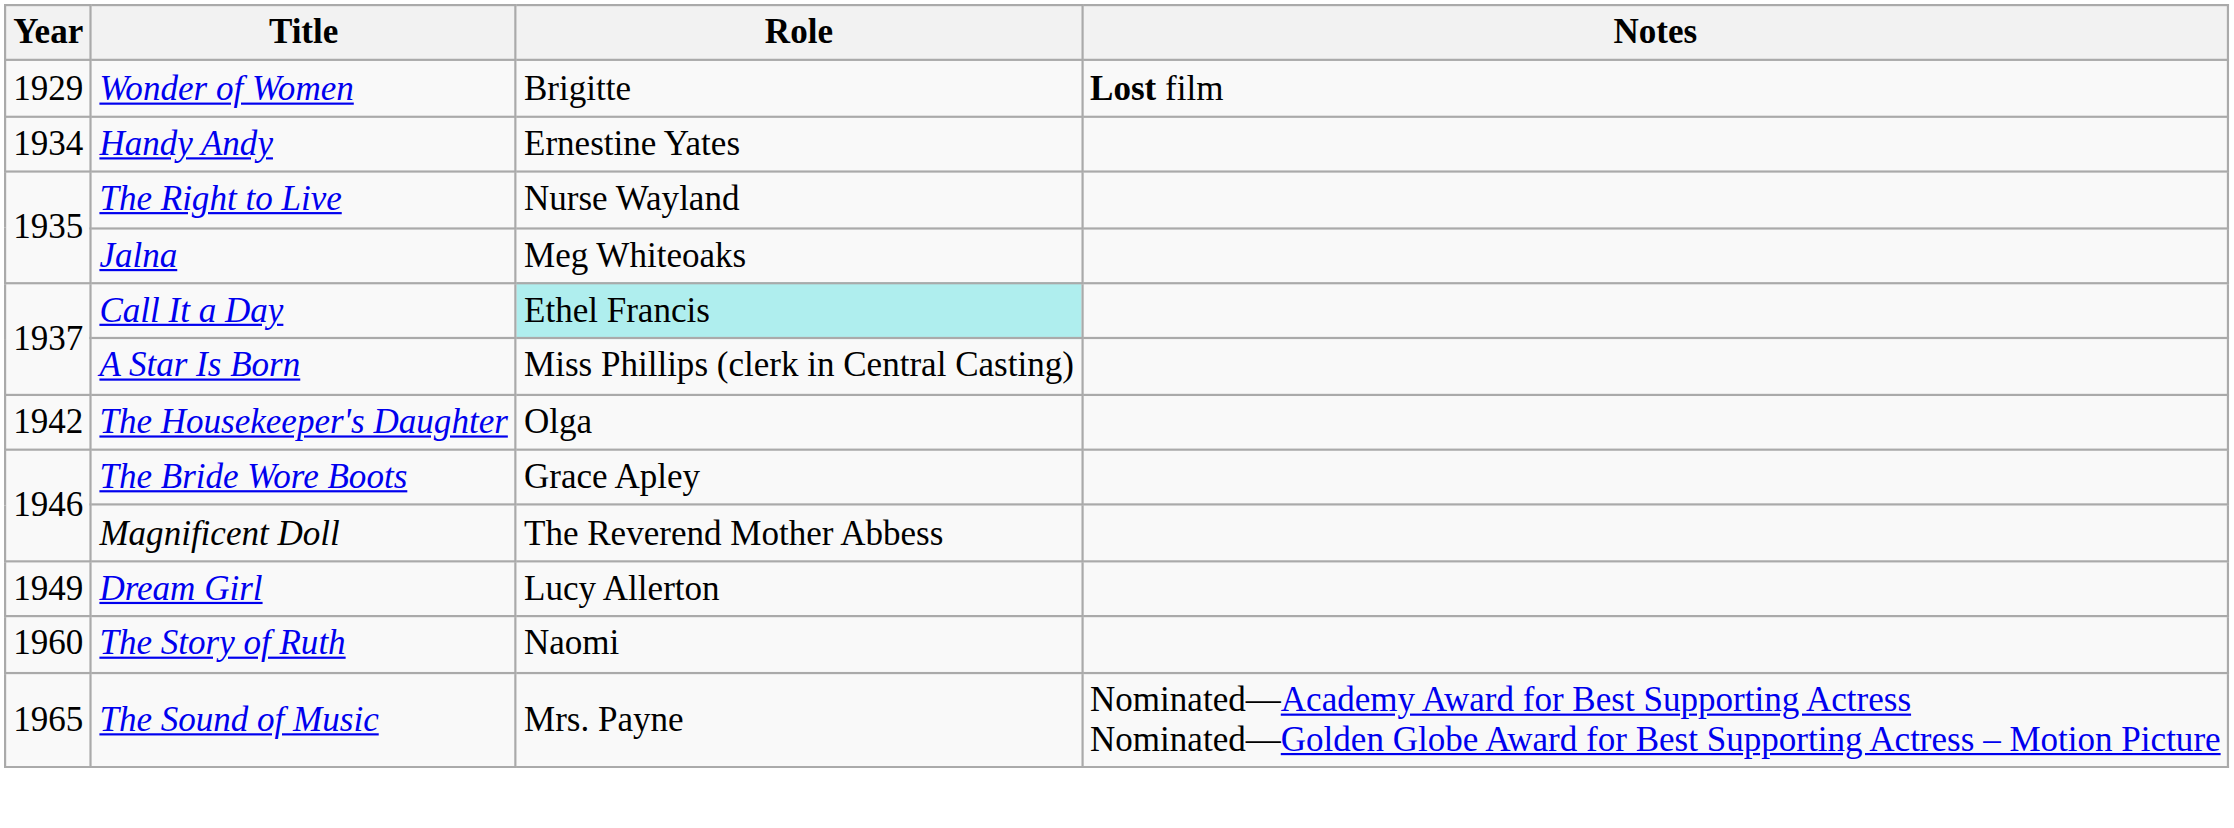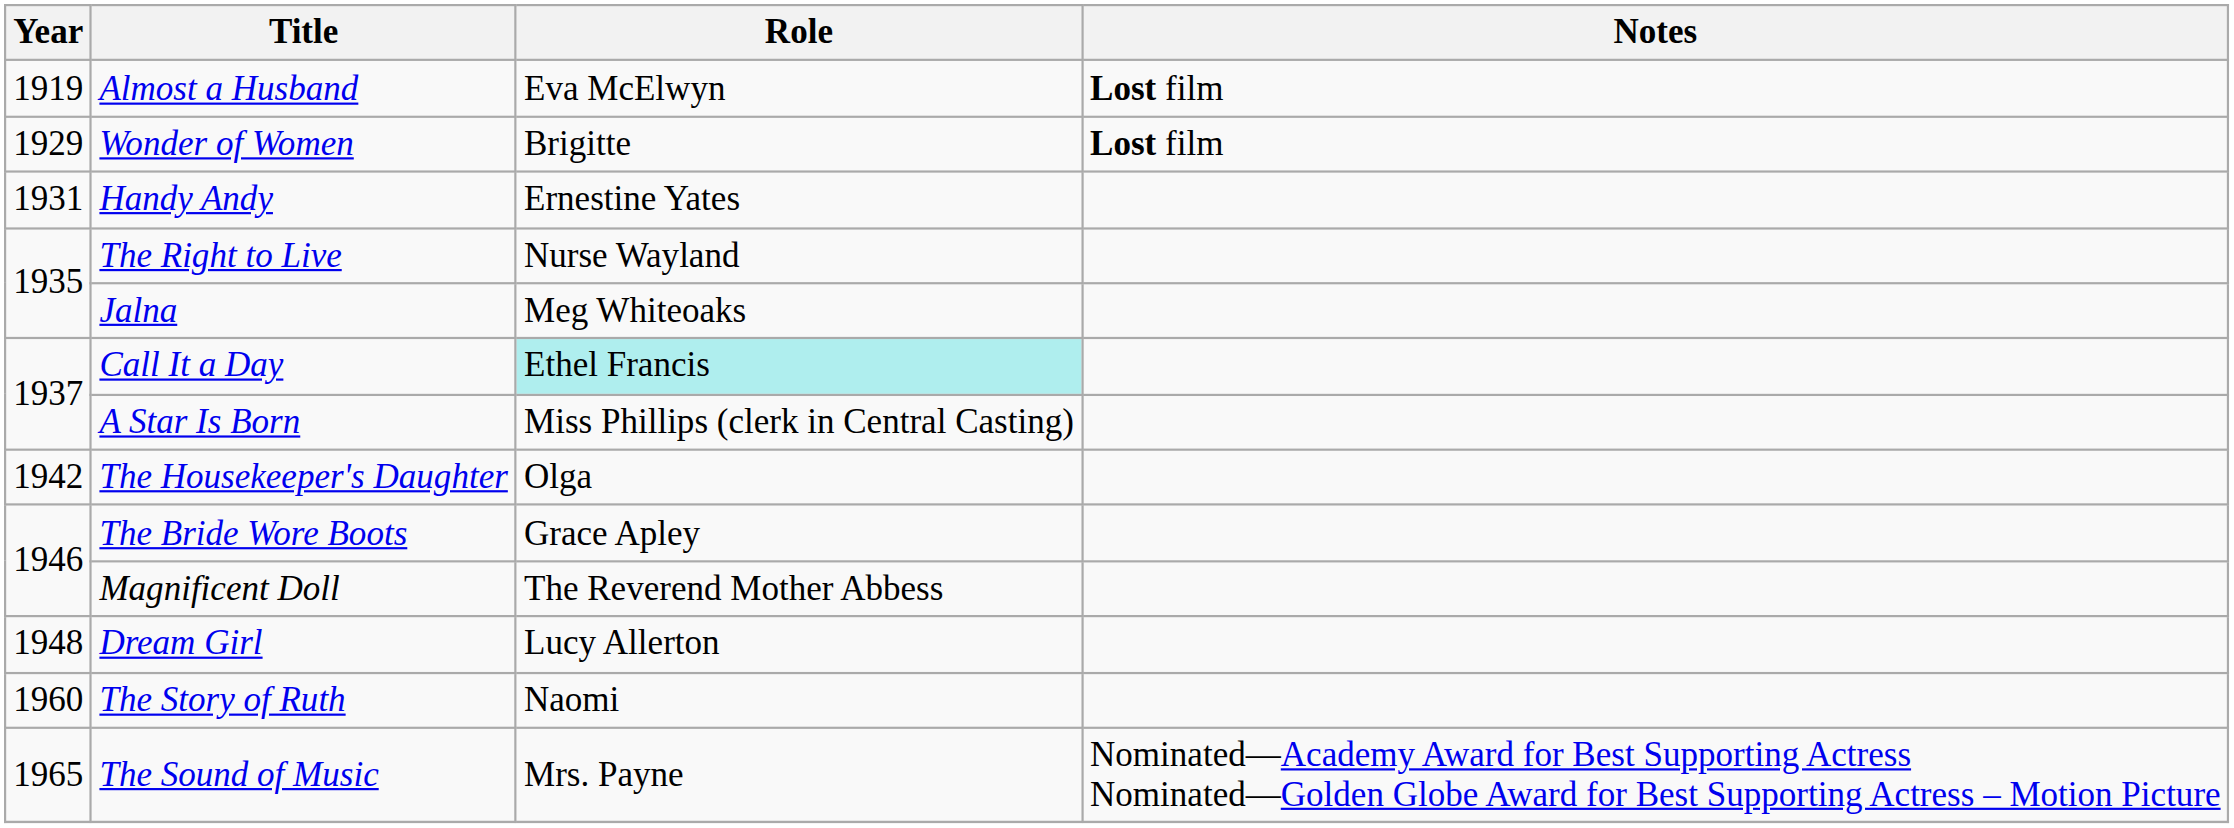+ row: (229, 87)
(48, 143) 1934 -> (48, 198) 1931
(48, 587) 1949 -> (48, 643) 1948
